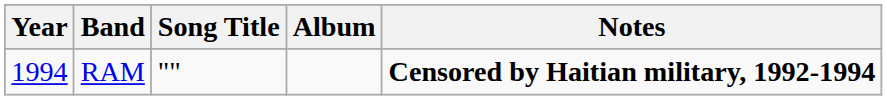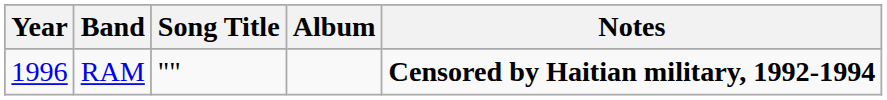(40, 71) 1994 -> (40, 71) 1996
